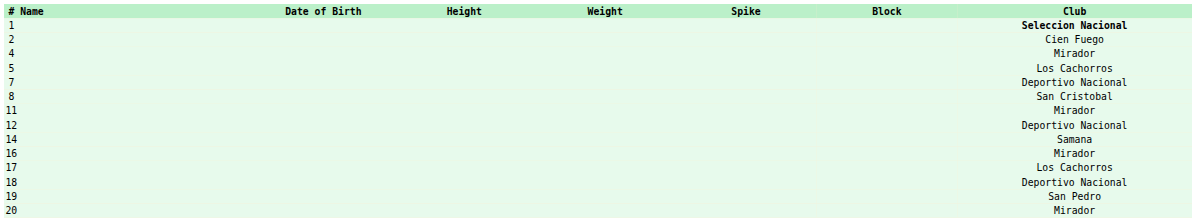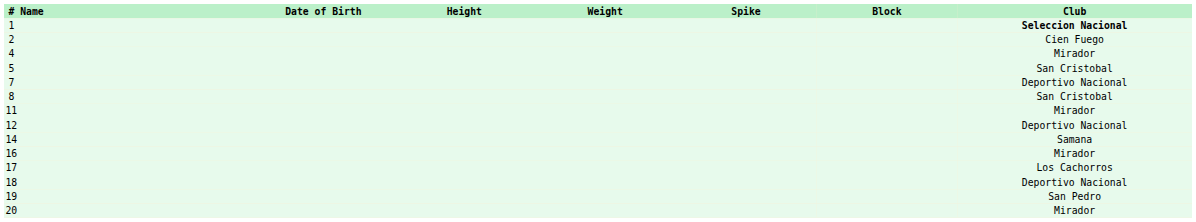(1075, 68) Los Cachorros -> (1075, 68) San Cristobal
